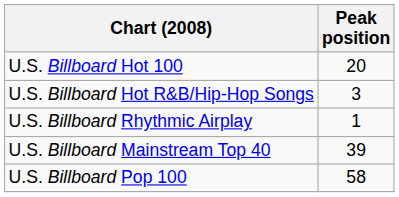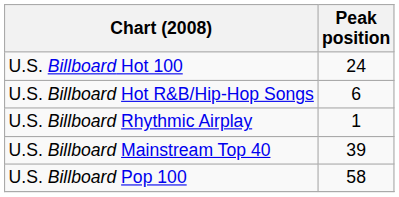(356, 66) 20 -> (356, 66) 24
(356, 94) 3 -> (356, 94) 6
